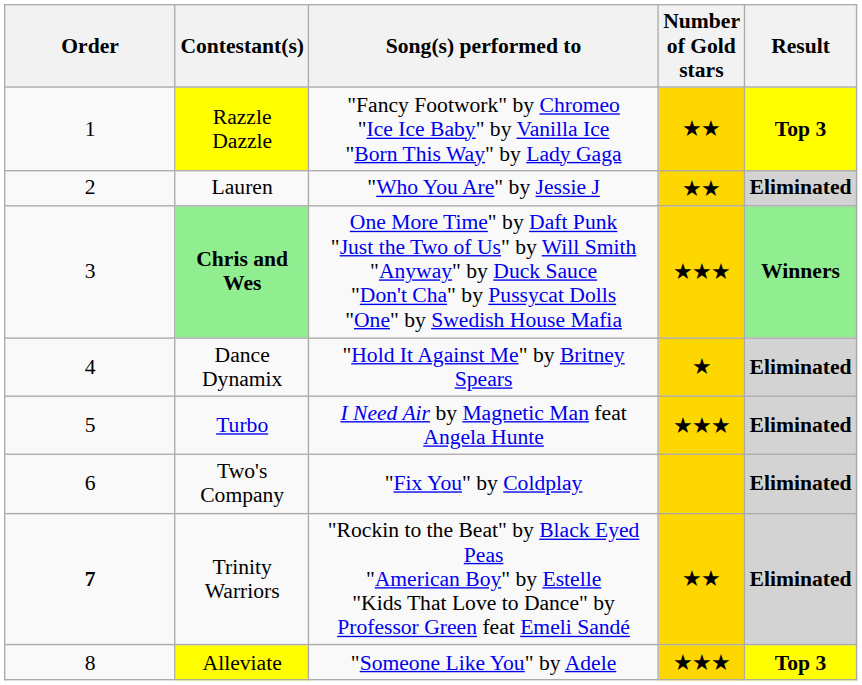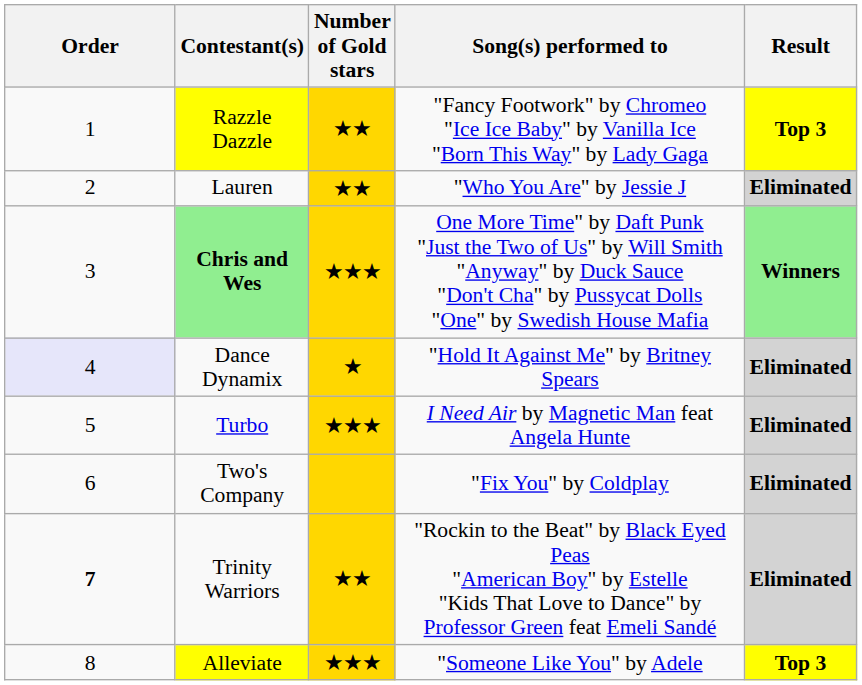columns swapped: (484, 45) <-> (702, 45)
(90, 366) no background -> (90, 366) lavender background
